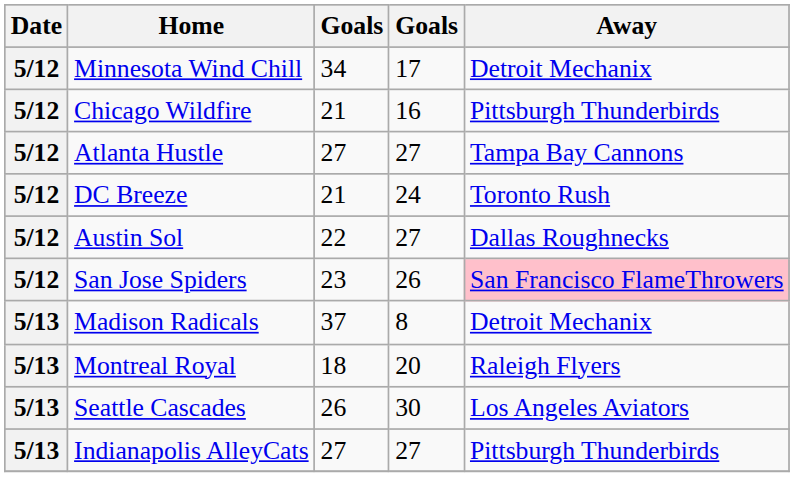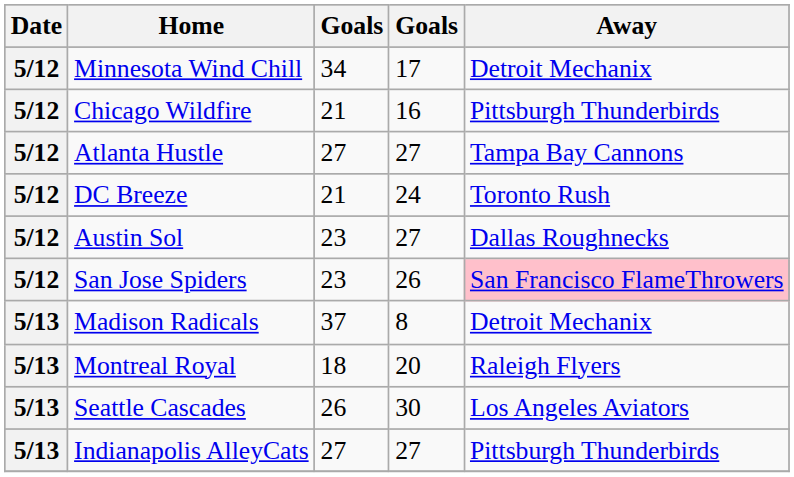(333, 237) 22 -> (333, 237) 23
